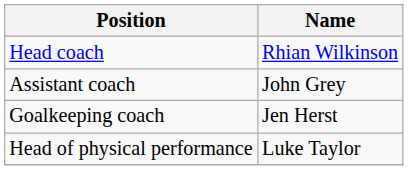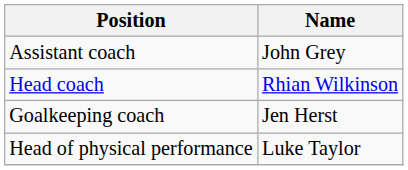rows swapped: (57, 52) <-> (72, 84)
